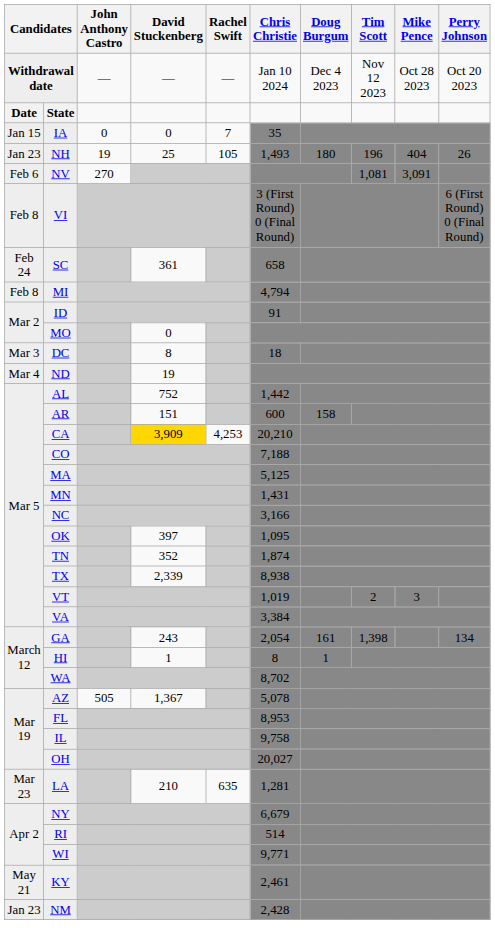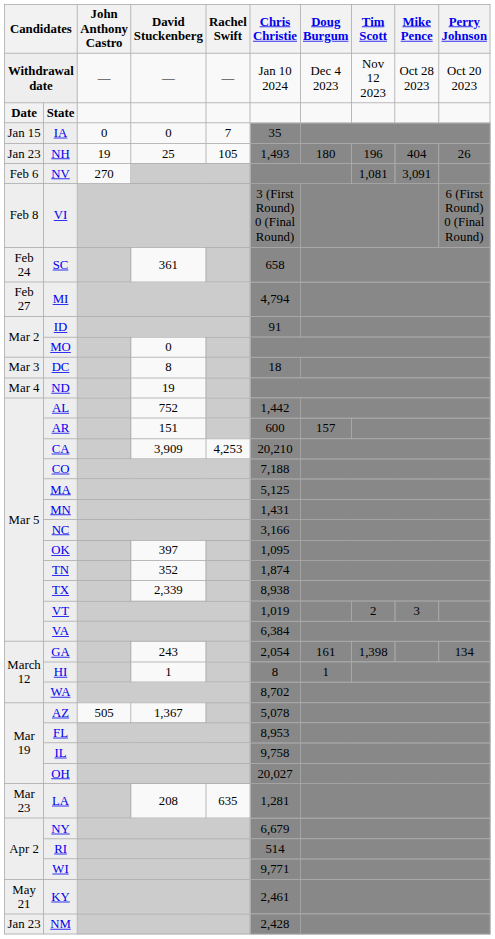(24, 292) Feb 8 -> (24, 299) Feb 27
(326, 414) 158 -> (326, 428) 157
(168, 434) gold background -> (168, 448) no background
(275, 617) 3,384 -> (275, 631) 6,384
(168, 786) 210 -> (168, 801) 208
